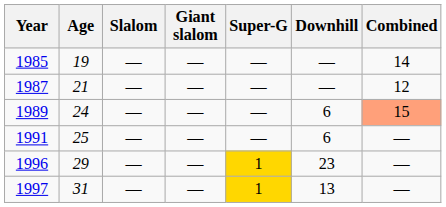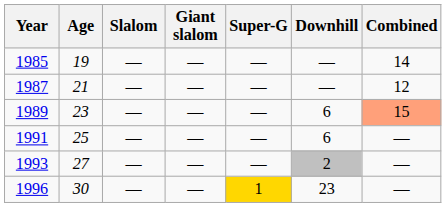(81, 112) 24 -> (81, 112) 23
+ row: (32, 163)
(81, 163) 29 -> (81, 189) 30
- row: (32, 189)
